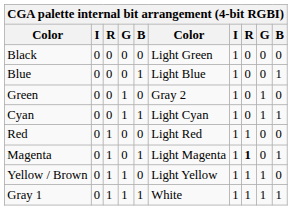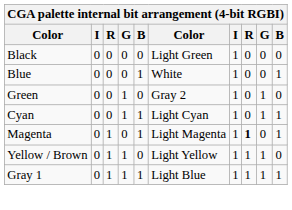(178, 74) Light Blue -> (167, 74) White
- row: (17, 134)
(167, 194) White -> (178, 174) Light Blue
